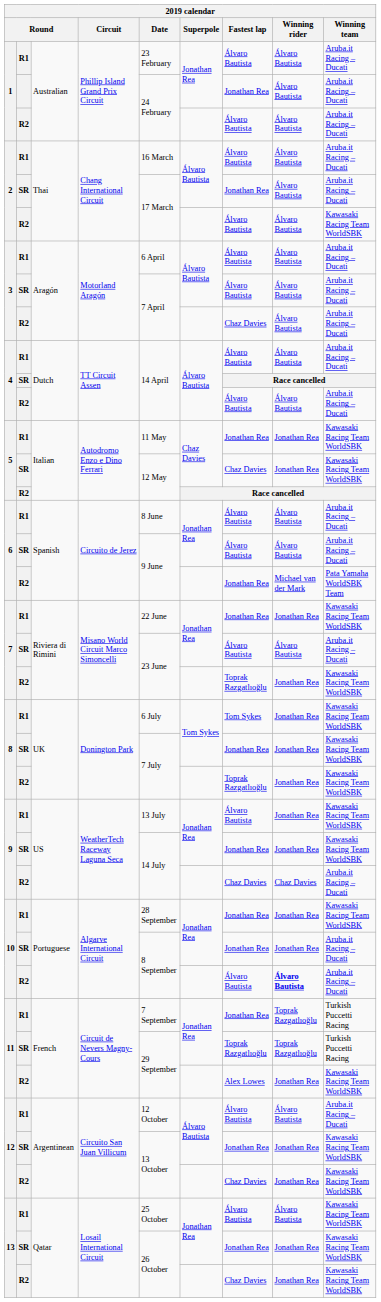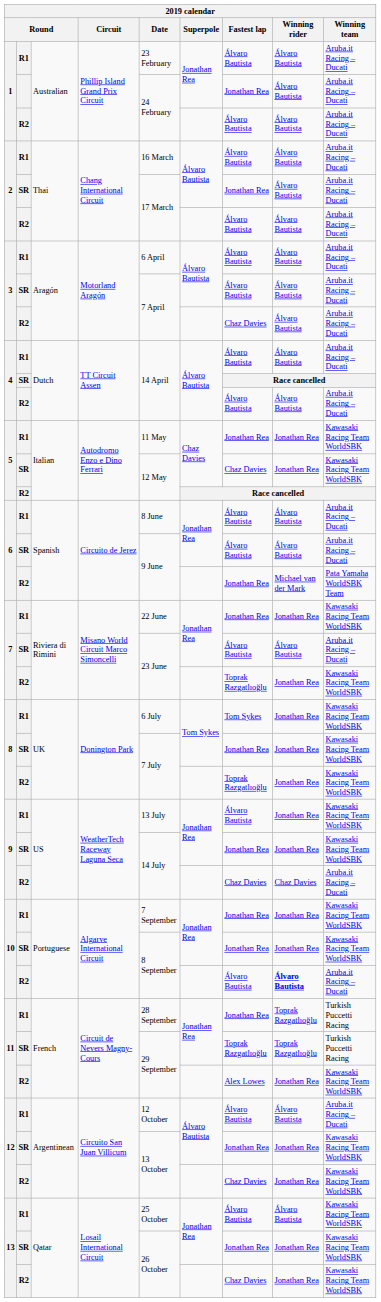(347, 223) Kawasaki Racing Team WorldSBK -> (340, 223) Aruba.it Racing – Ducati
(159, 915) 28 September -> (159, 915) 7 September
(340, 948) Aruba.it Racing – Ducati -> (347, 948) Kawasaki Racing Team WorldSBK
(159, 1014) 7 September -> (159, 1014) 28 September
